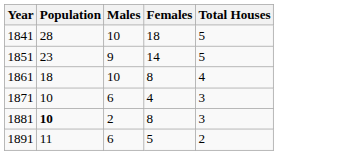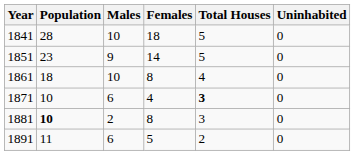+ column: (312, 14)
(202, 98) normal -> (202, 98) bold
